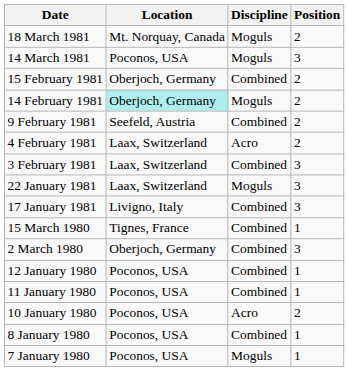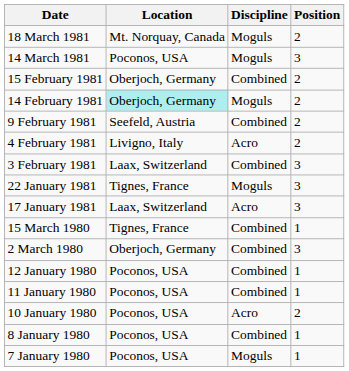(158, 143) Laax, Switzerland -> (146, 143) Livigno, Italy
(158, 185) Laax, Switzerland -> (149, 185) Tignes, France
(146, 206) Livigno, Italy -> (158, 206) Laax, Switzerland
(259, 206) Combined -> (244, 206) Acro
